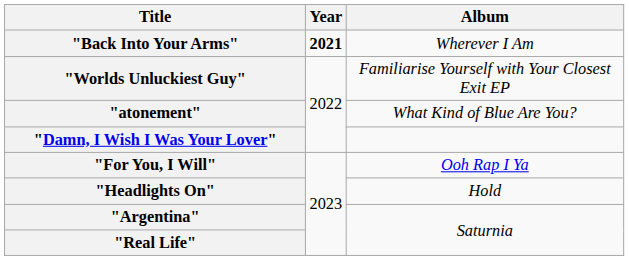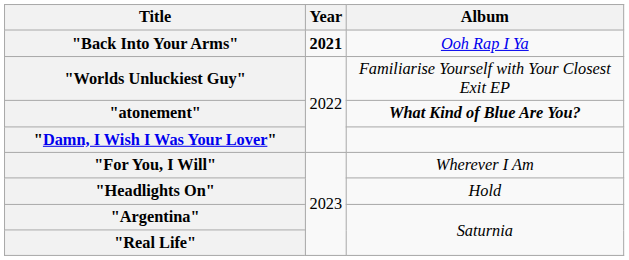(485, 43) Wherever I Am -> (485, 43) Ooh Rap I Ya
(485, 113) normal -> (485, 113) bold
(485, 165) Ooh Rap I Ya -> (485, 165) Wherever I Am
